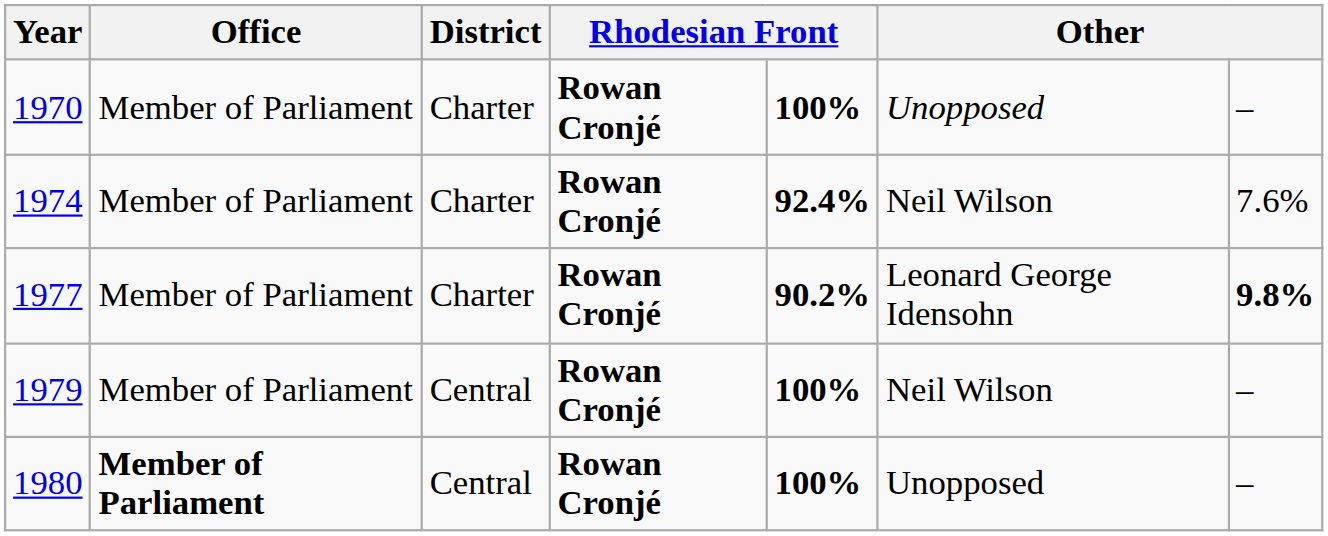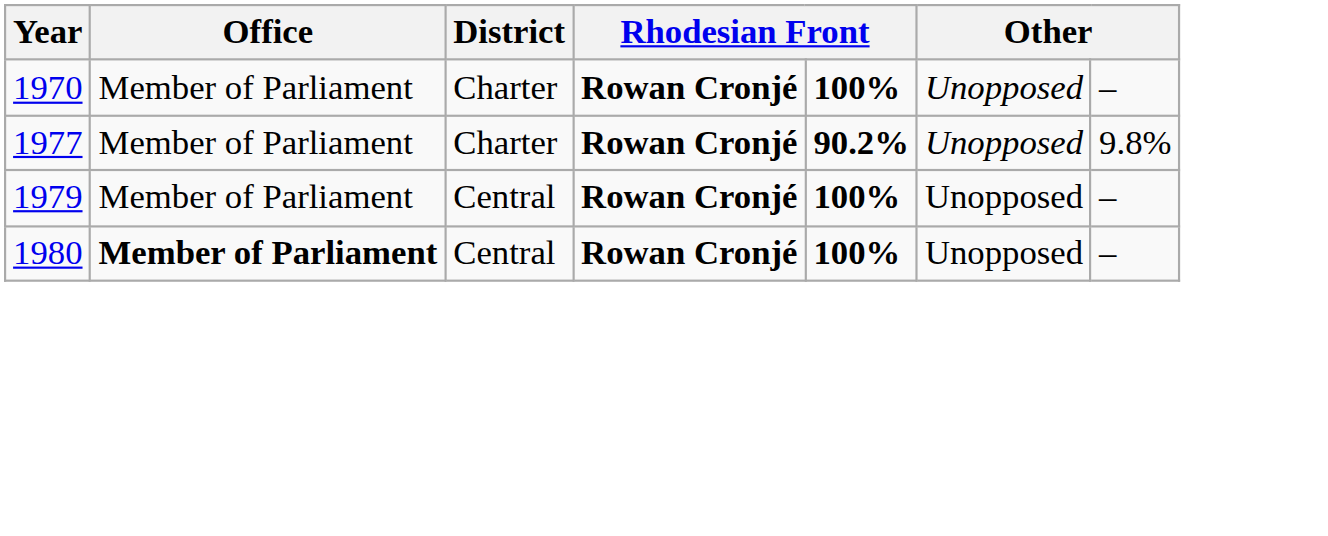- row: (48, 200)
(999, 294) Leonard George Idensohn -> (1004, 142) Unopposed
(1275, 294) bold -> (1135, 142) normal
(969, 388) Neil Wilson -> (1004, 197) Unopposed
